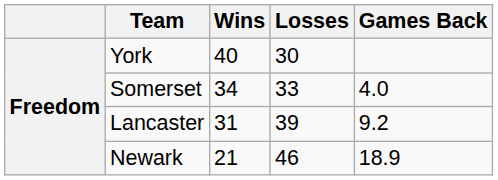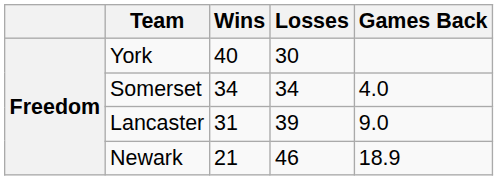(287, 89) 33 -> (287, 89) 34
(374, 123) 9.2 -> (374, 123) 9.0
